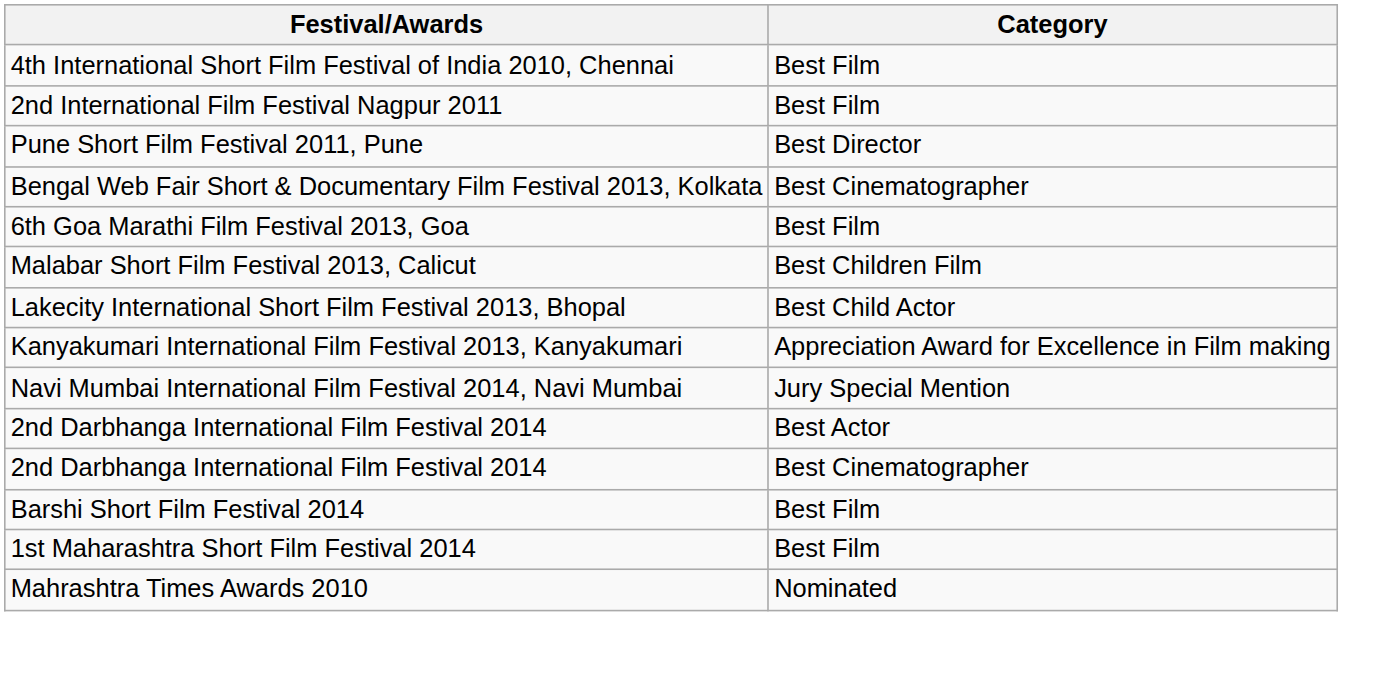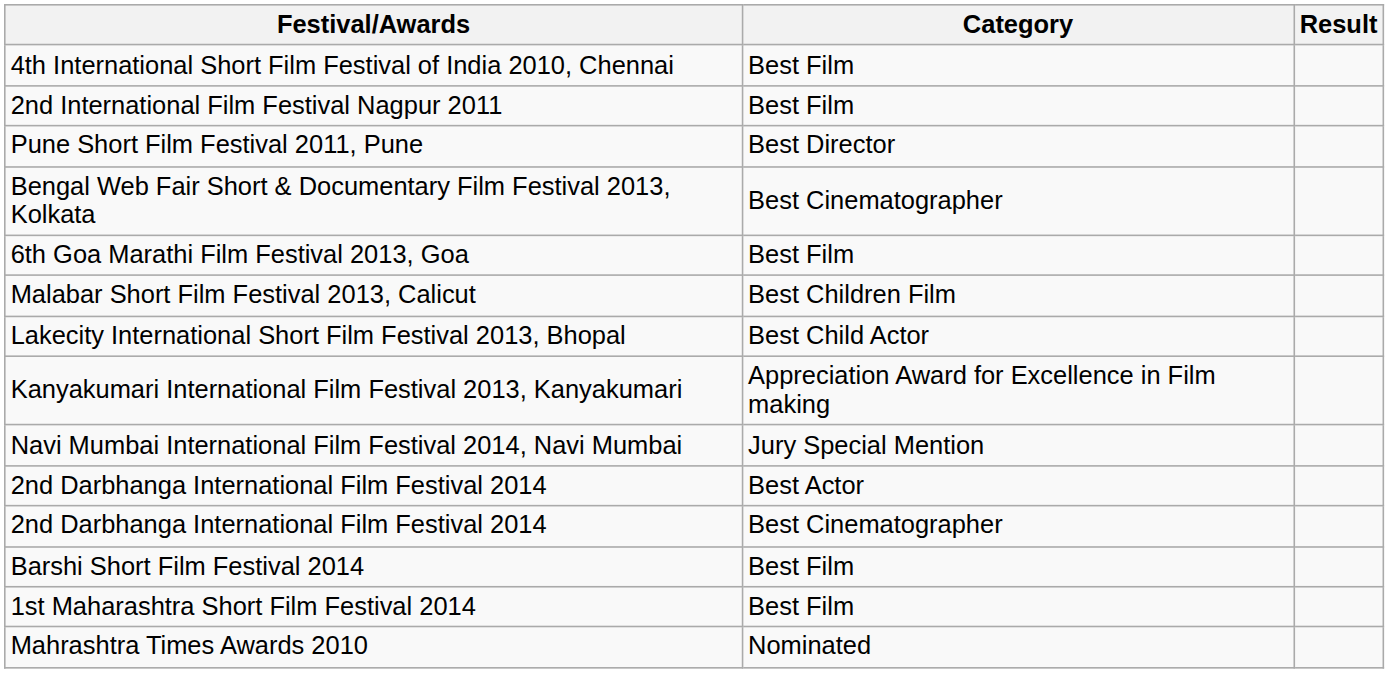+ column: (1339, 24)
